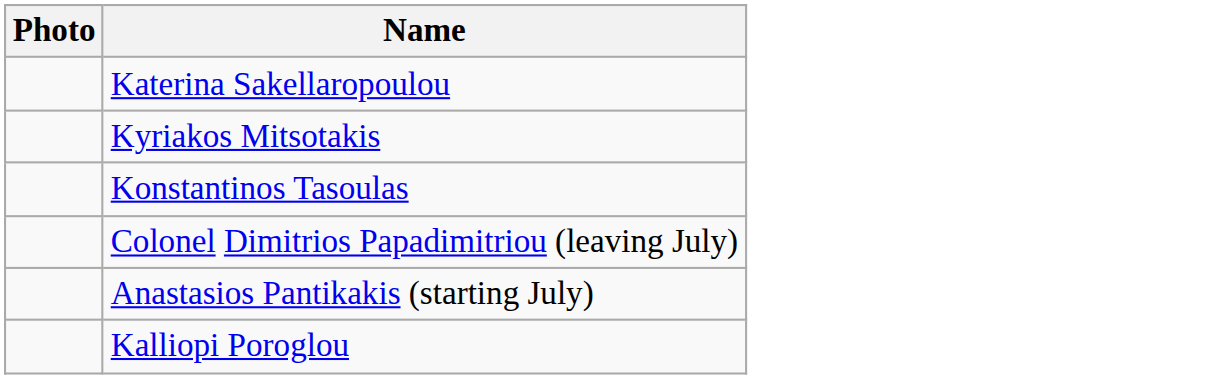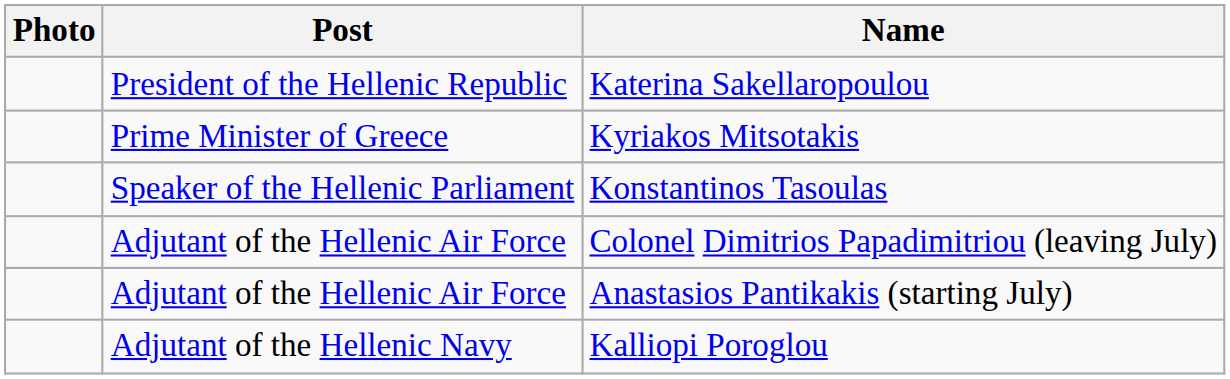+ column: (342, 30)
